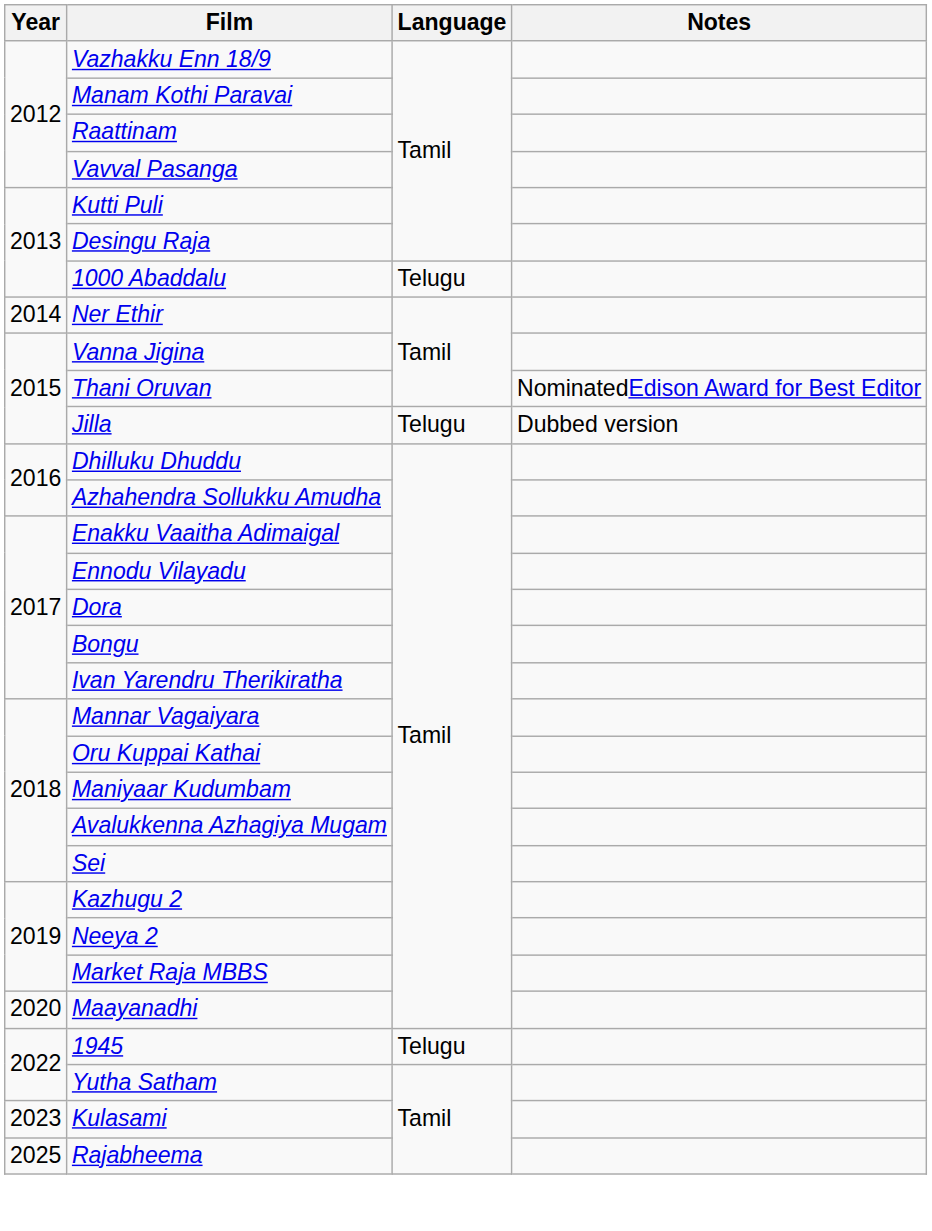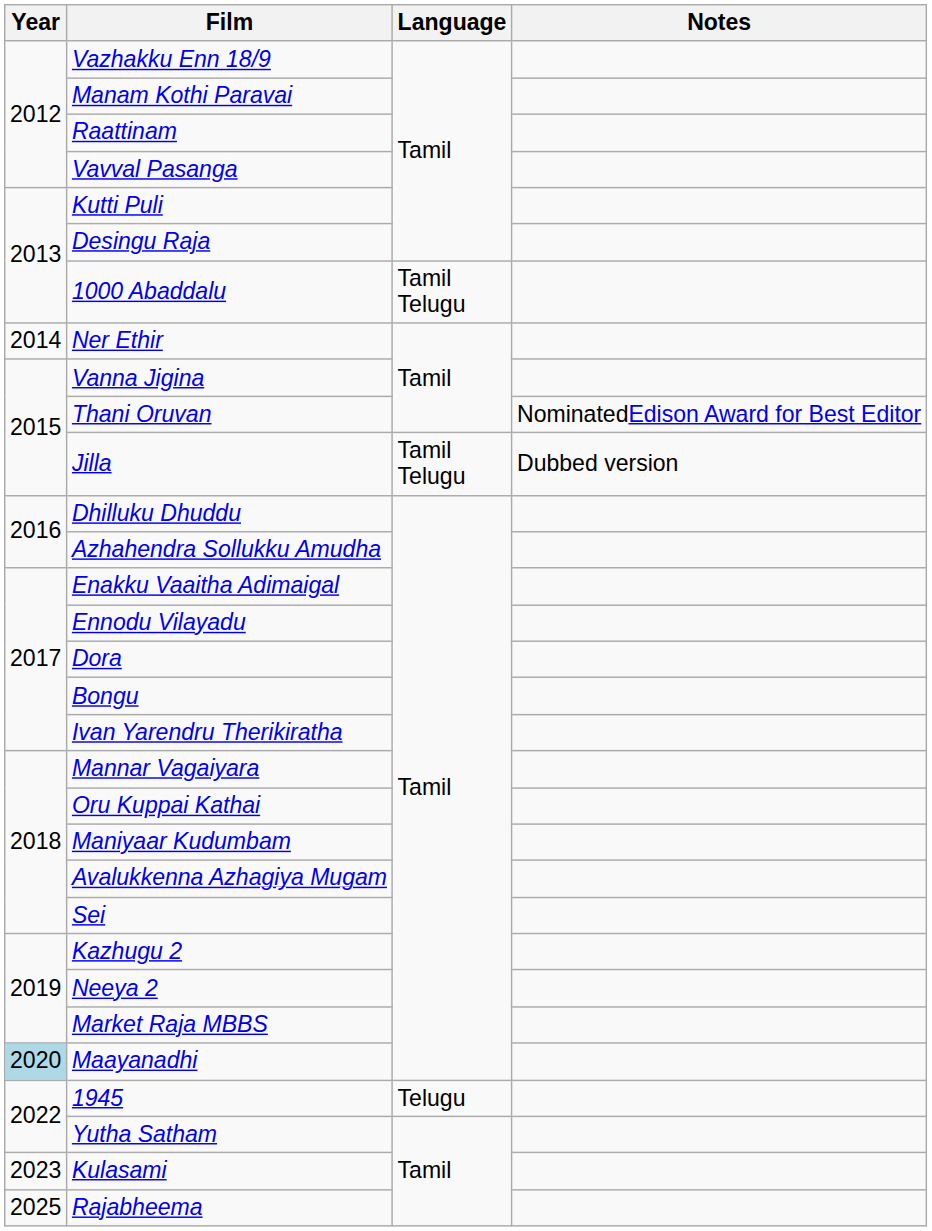(432, 278) Telugu -> (432, 291) Tamil Telugu
(432, 424) Telugu -> (432, 463) Tamil Telugu
(36, 1009) no background -> (36, 1061) lightblue background
